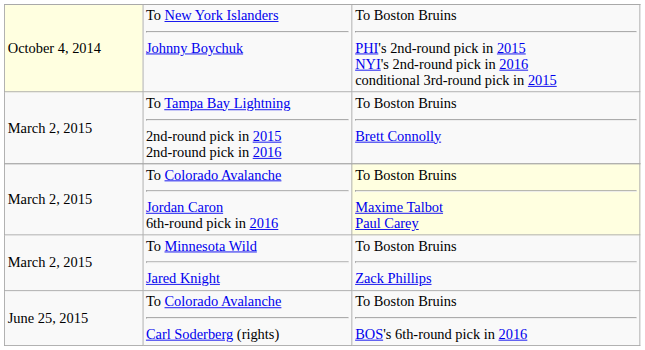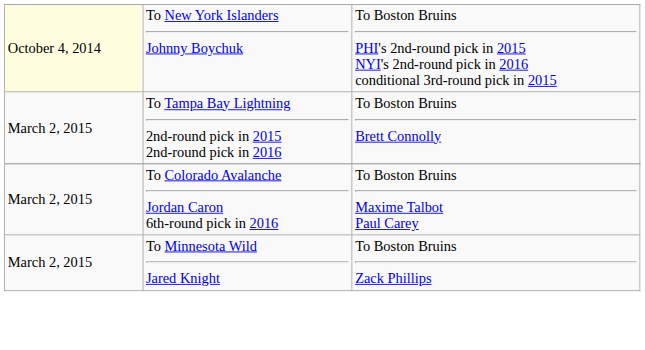(496, 199) lightyellow background -> (496, 199) no background
- row: (247, 317)
